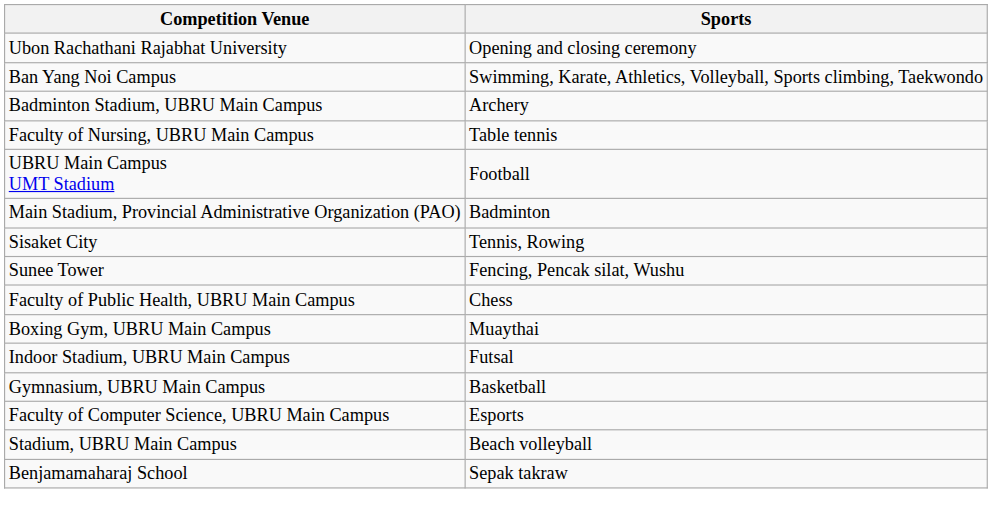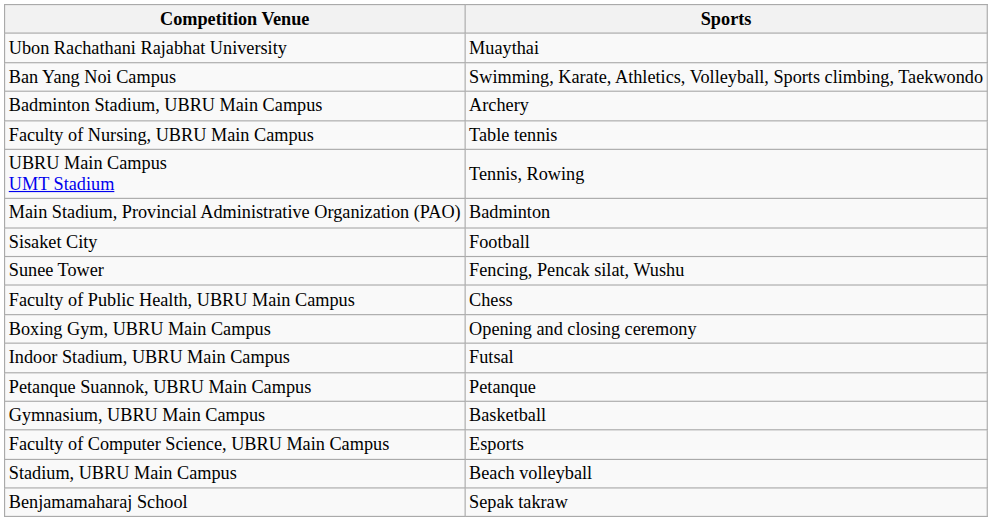(583, 47) Opening and closing ceremony -> (504, 47) Muaythai
(499, 173) Football -> (527, 173) Tennis, Rowing
(527, 241) Tennis, Rowing -> (499, 241) Football
(504, 328) Muaythai -> (583, 328) Opening and closing ceremony
+ row: (160, 386)
